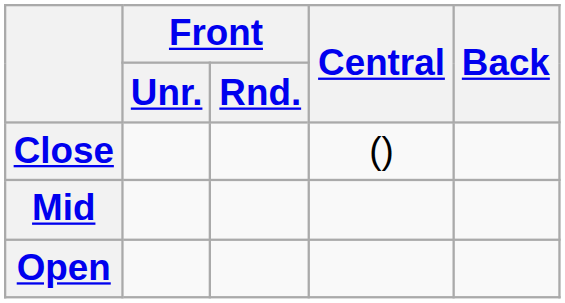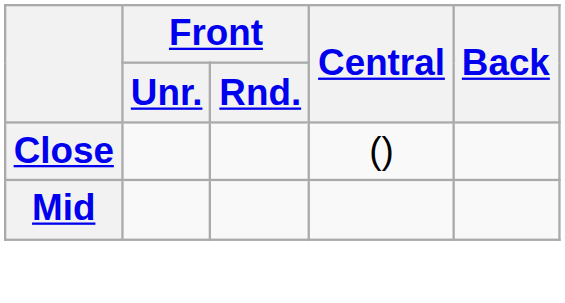- row: (64, 267)
